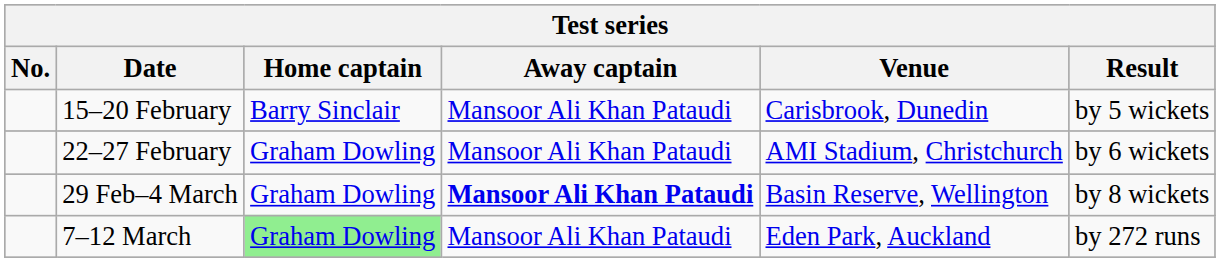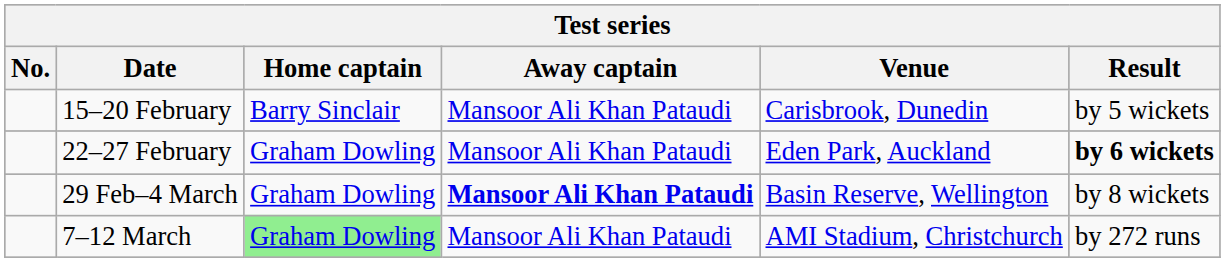(914, 151) AMI Stadium, Christchurch -> (878, 151) Eden Park, Auckland
(1142, 151) normal -> (1144, 151) bold
(878, 236) Eden Park, Auckland -> (914, 236) AMI Stadium, Christchurch
